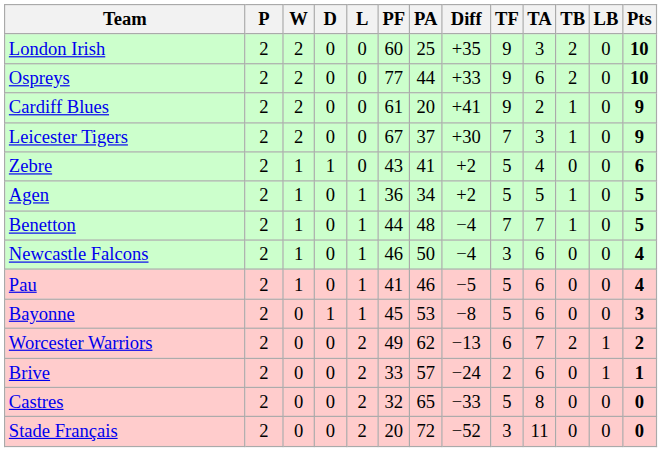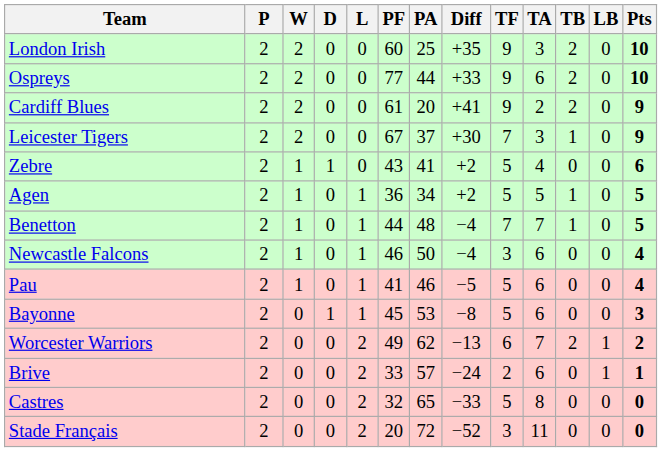(573, 107) 1 -> (573, 107) 2
